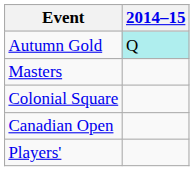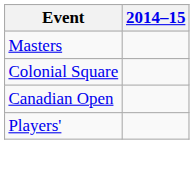- row: (55, 44)
